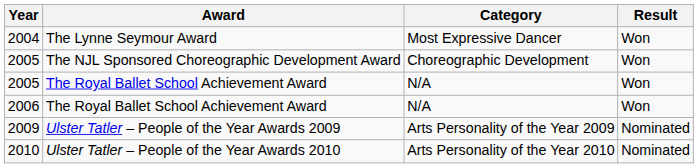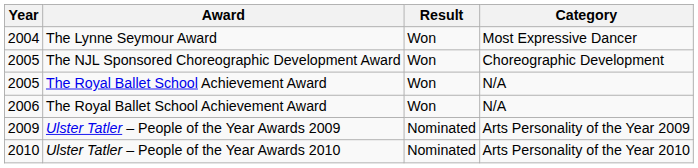columns swapped: (511, 15) <-> (656, 15)
